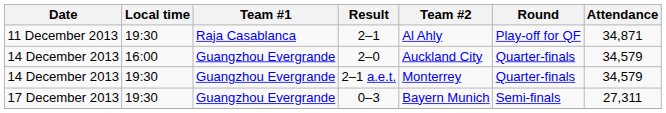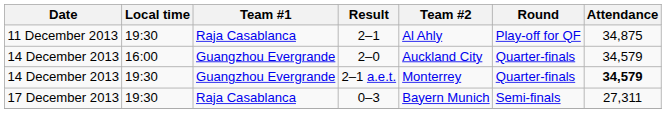(623, 35) 34,871 -> (623, 35) 34,875
(623, 77) normal -> (623, 77) bold
(266, 98) Guangzhou Evergrande -> (246, 98) Raja Casablanca
